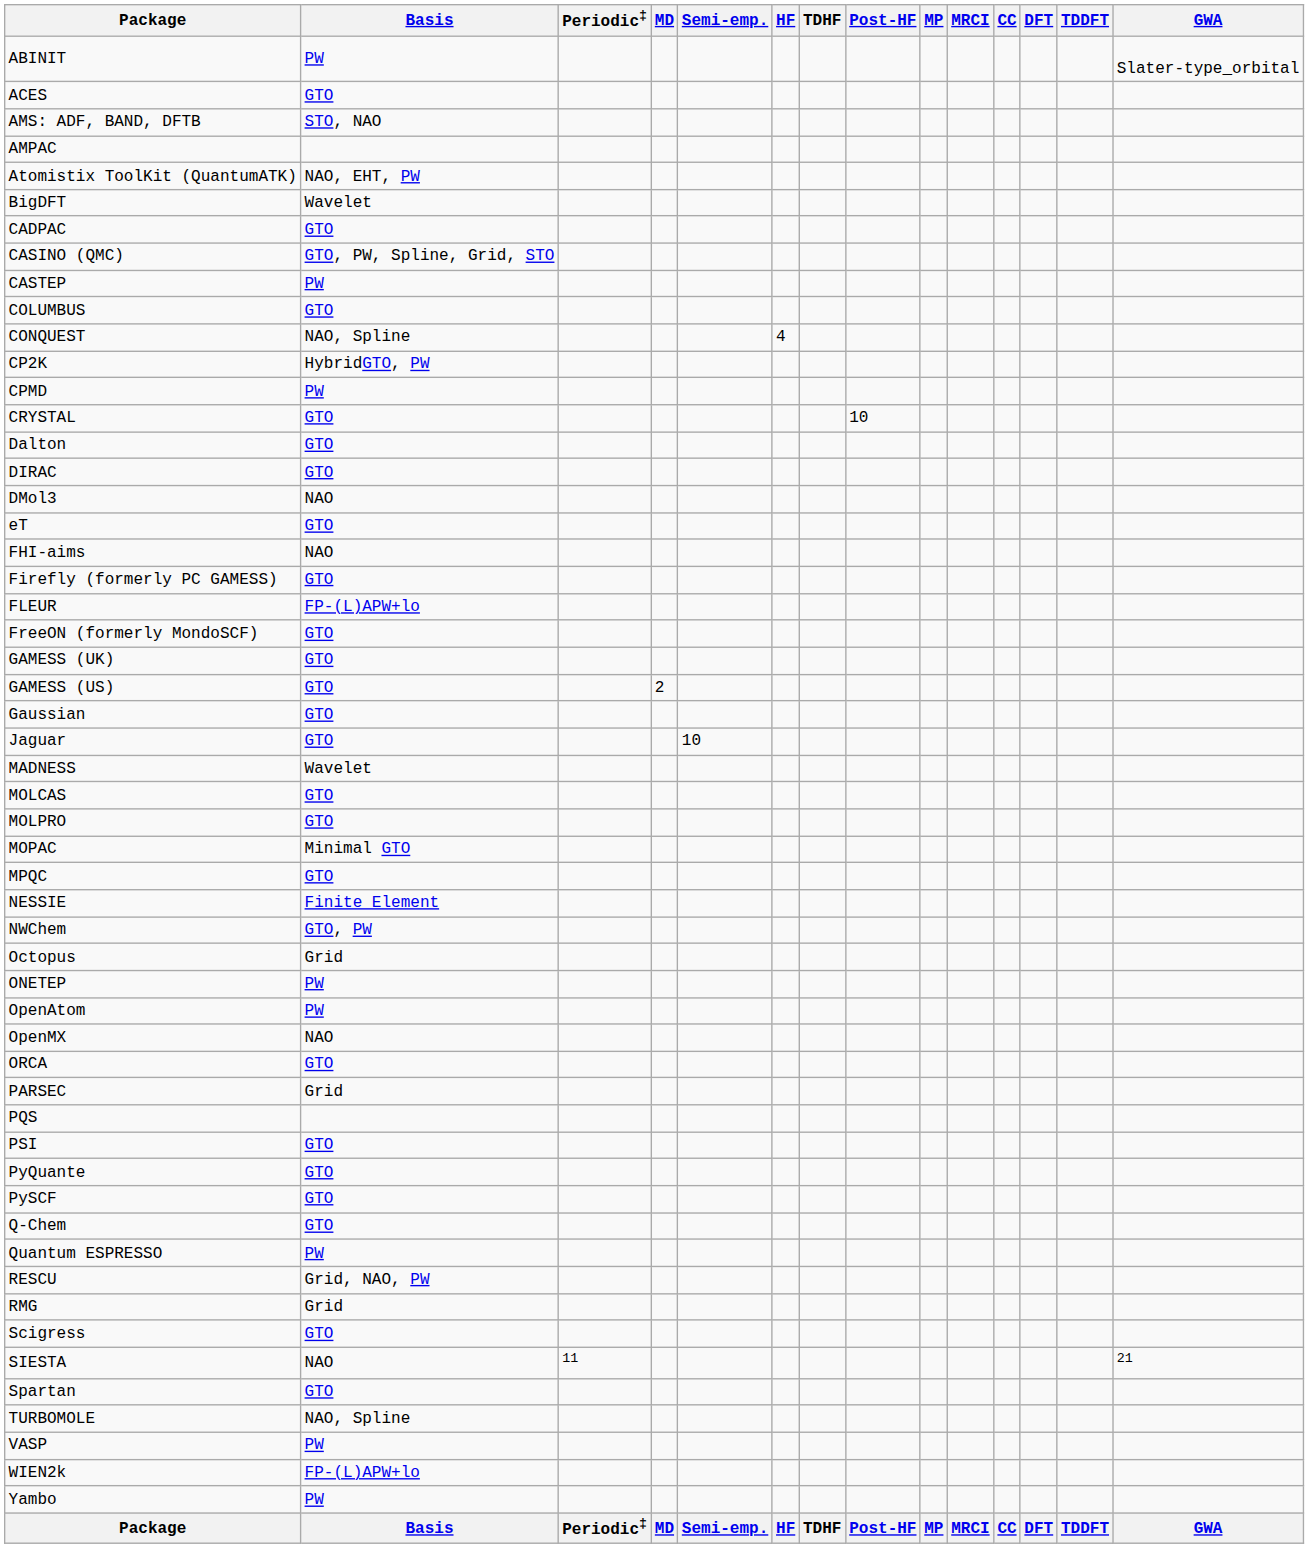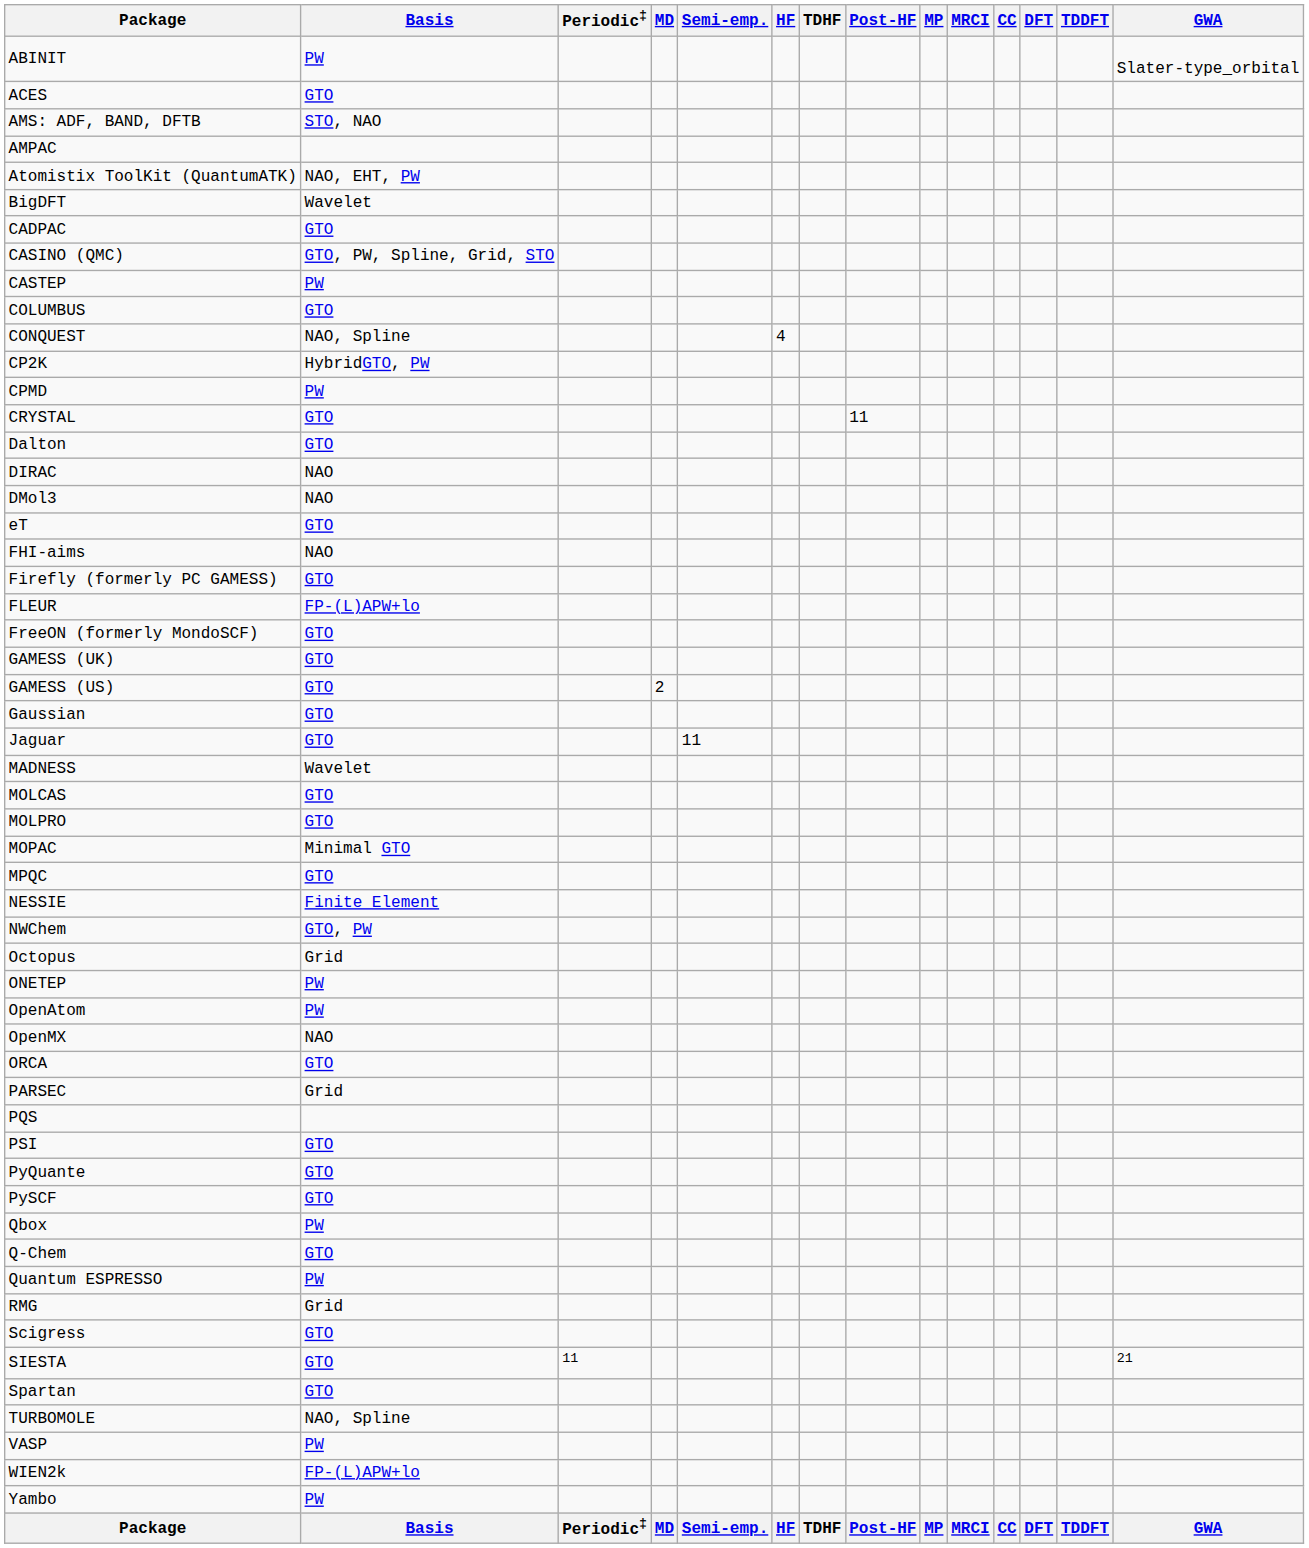(859, 418) 10 -> (859, 418) 11
(319, 472) GTO -> (319, 472) NAO
(691, 741) 10 -> (691, 741) 11
+ row: (28, 1226)
- row: (33, 1280)
(319, 1362) NAO -> (319, 1362) GTO
